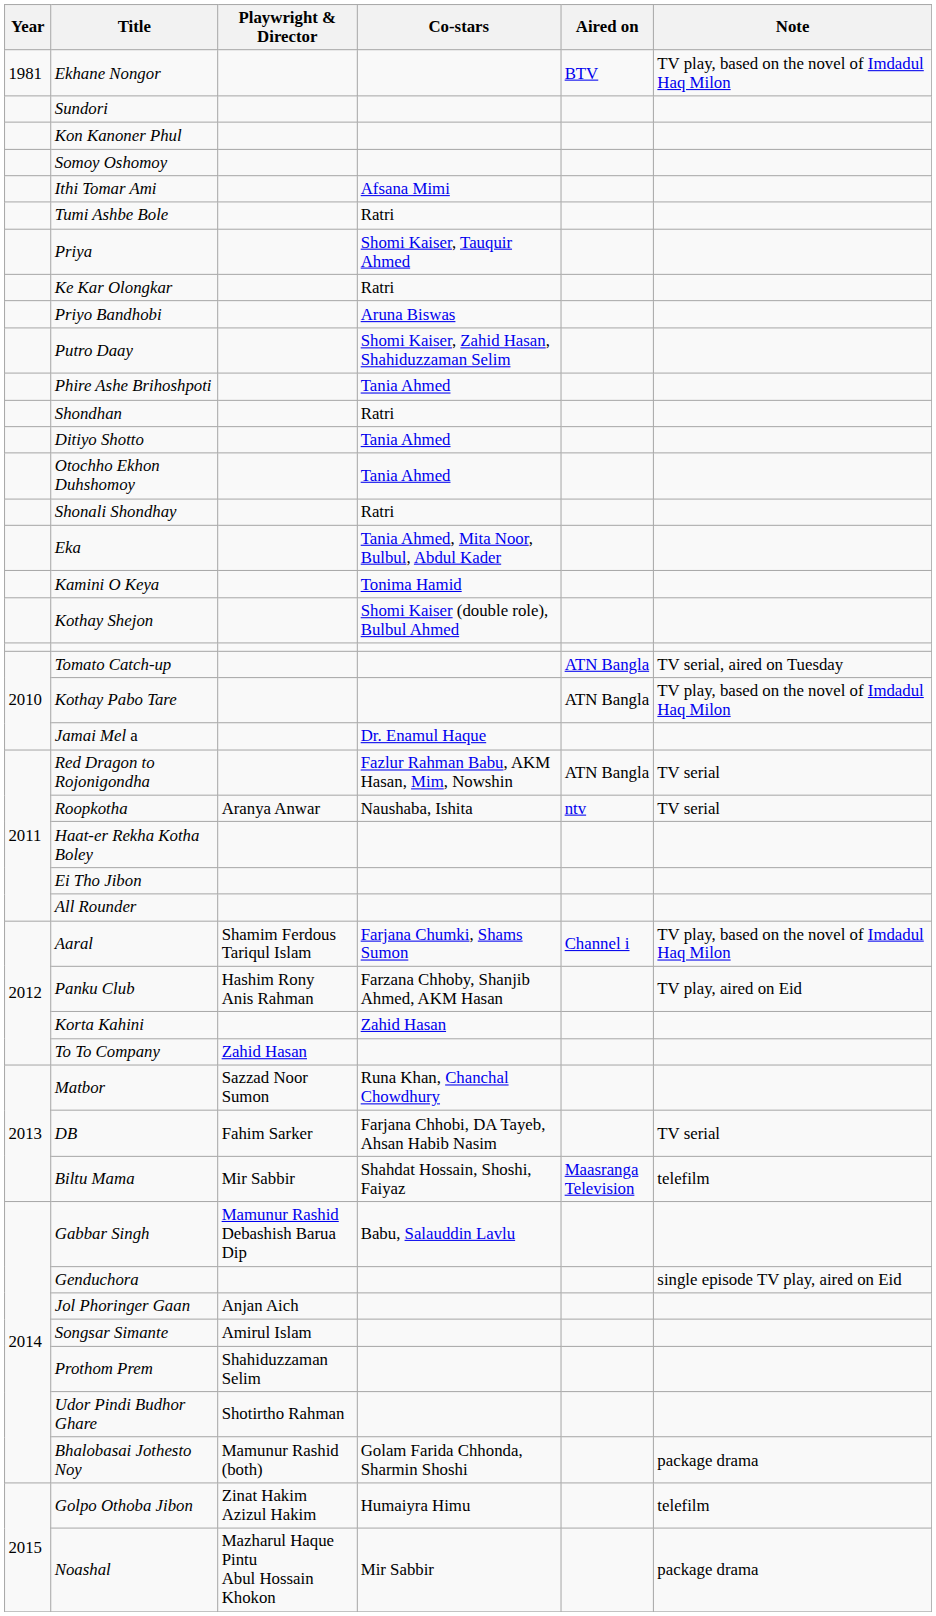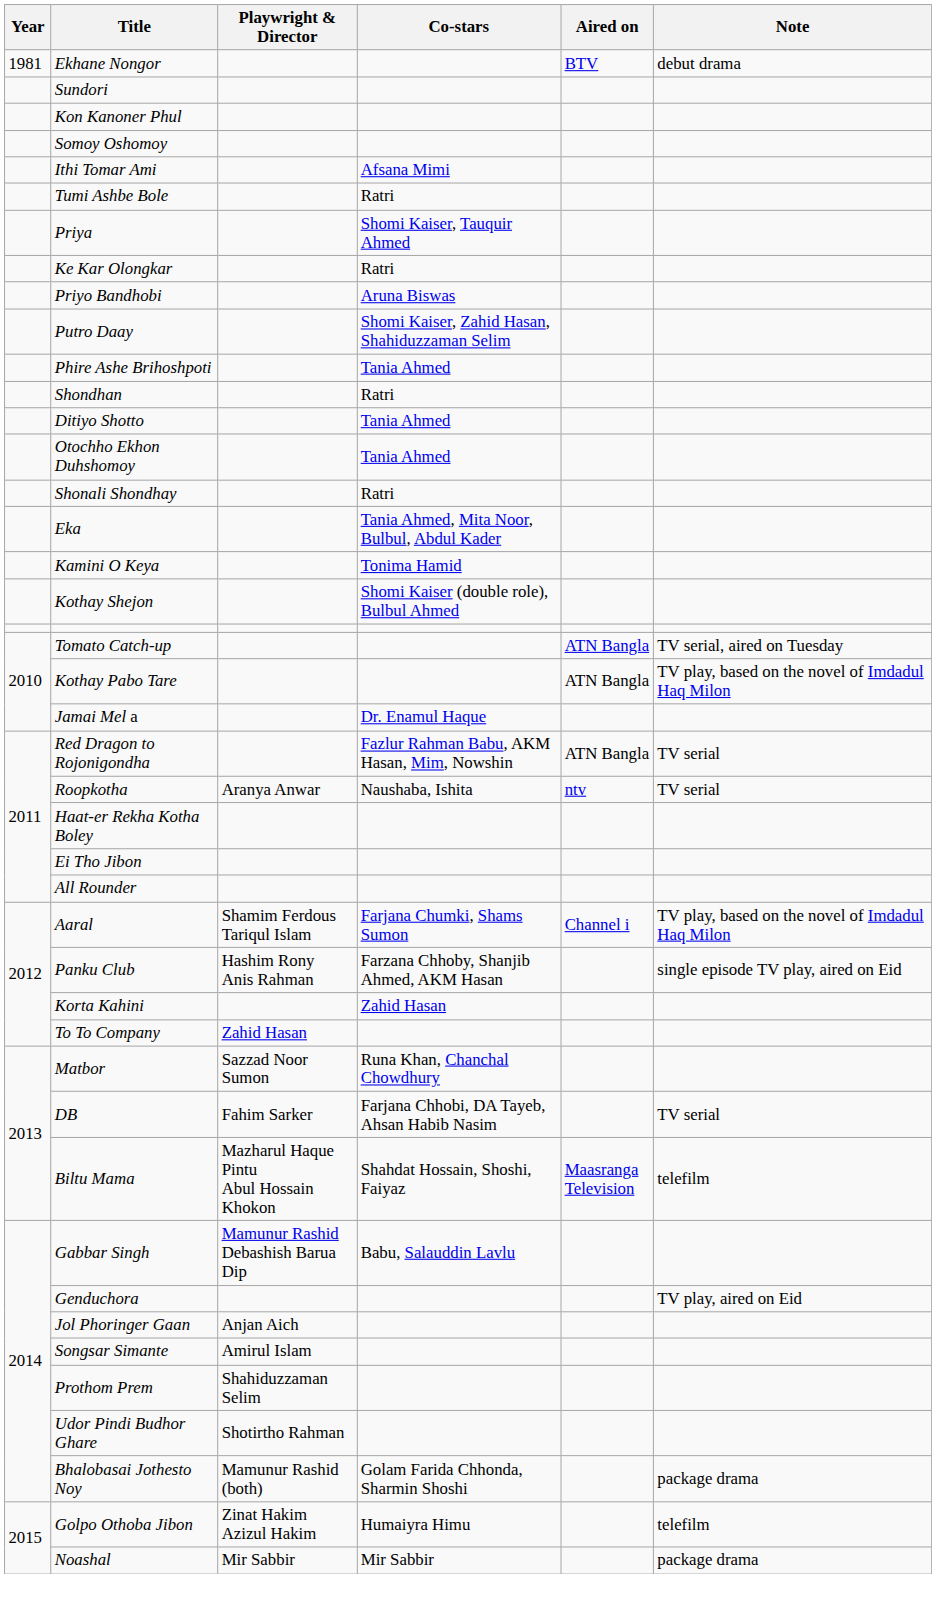(791, 72) TV play, based on the novel of Imdadul Haq Milon -> (699, 63) debut drama
(730, 988) TV play, aired on Eid -> (779, 970) single episode TV play, aired on Eid
(258, 1178) Mir Sabbir -> (278, 1178) Mazharul Haque Pintu Abul Hossain Khokon
(779, 1279) single episode TV play, aired on Eid -> (730, 1298) TV play, aired on Eid
(278, 1569) Mazharul Haque Pintu Abul Hossain Khokon -> (258, 1560) Mir Sabbir
